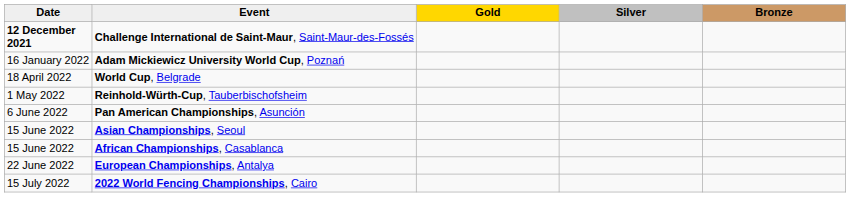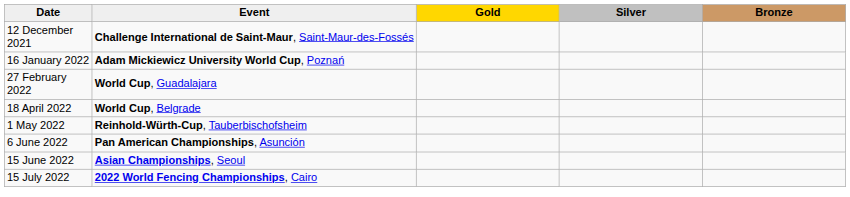(41, 36) bold -> (40, 36) normal
+ row: (156, 84)
- row: (189, 148)
- row: (184, 165)
